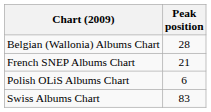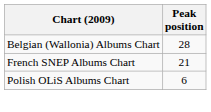- row: (53, 98)
